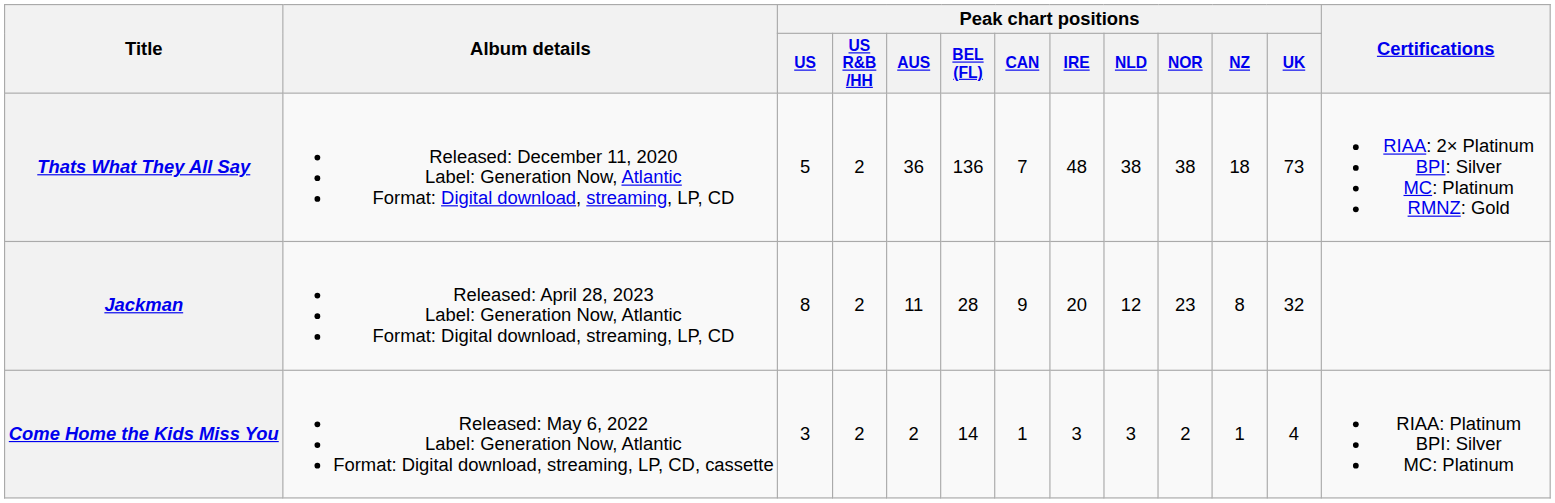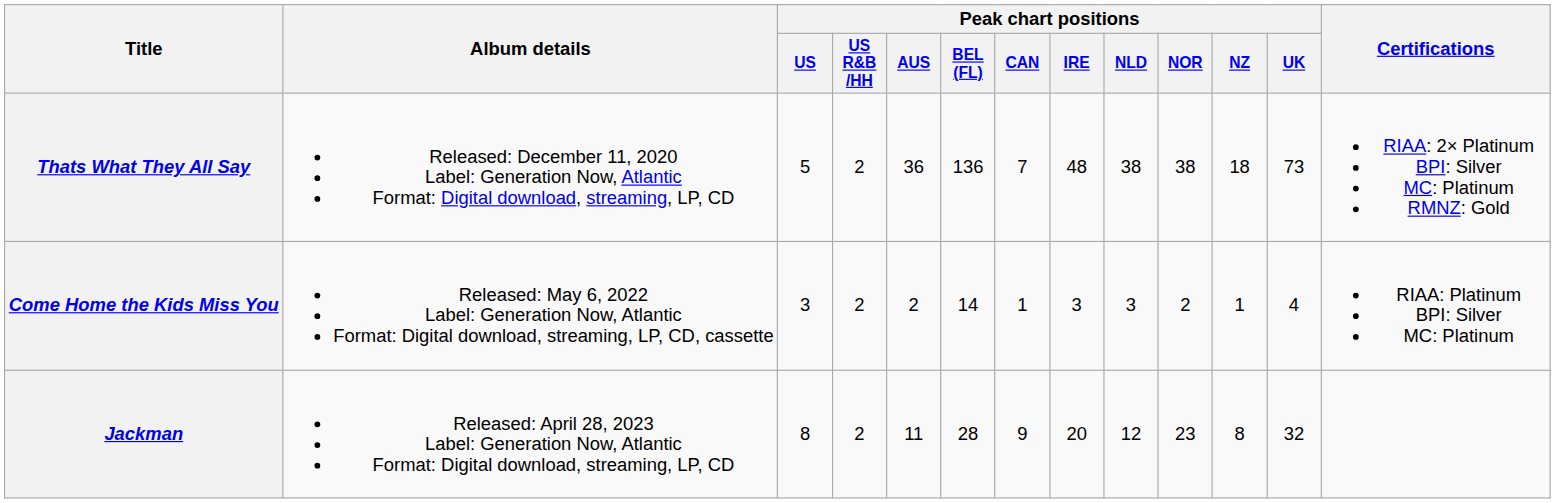rows swapped: (144, 433) <-> (144, 305)
